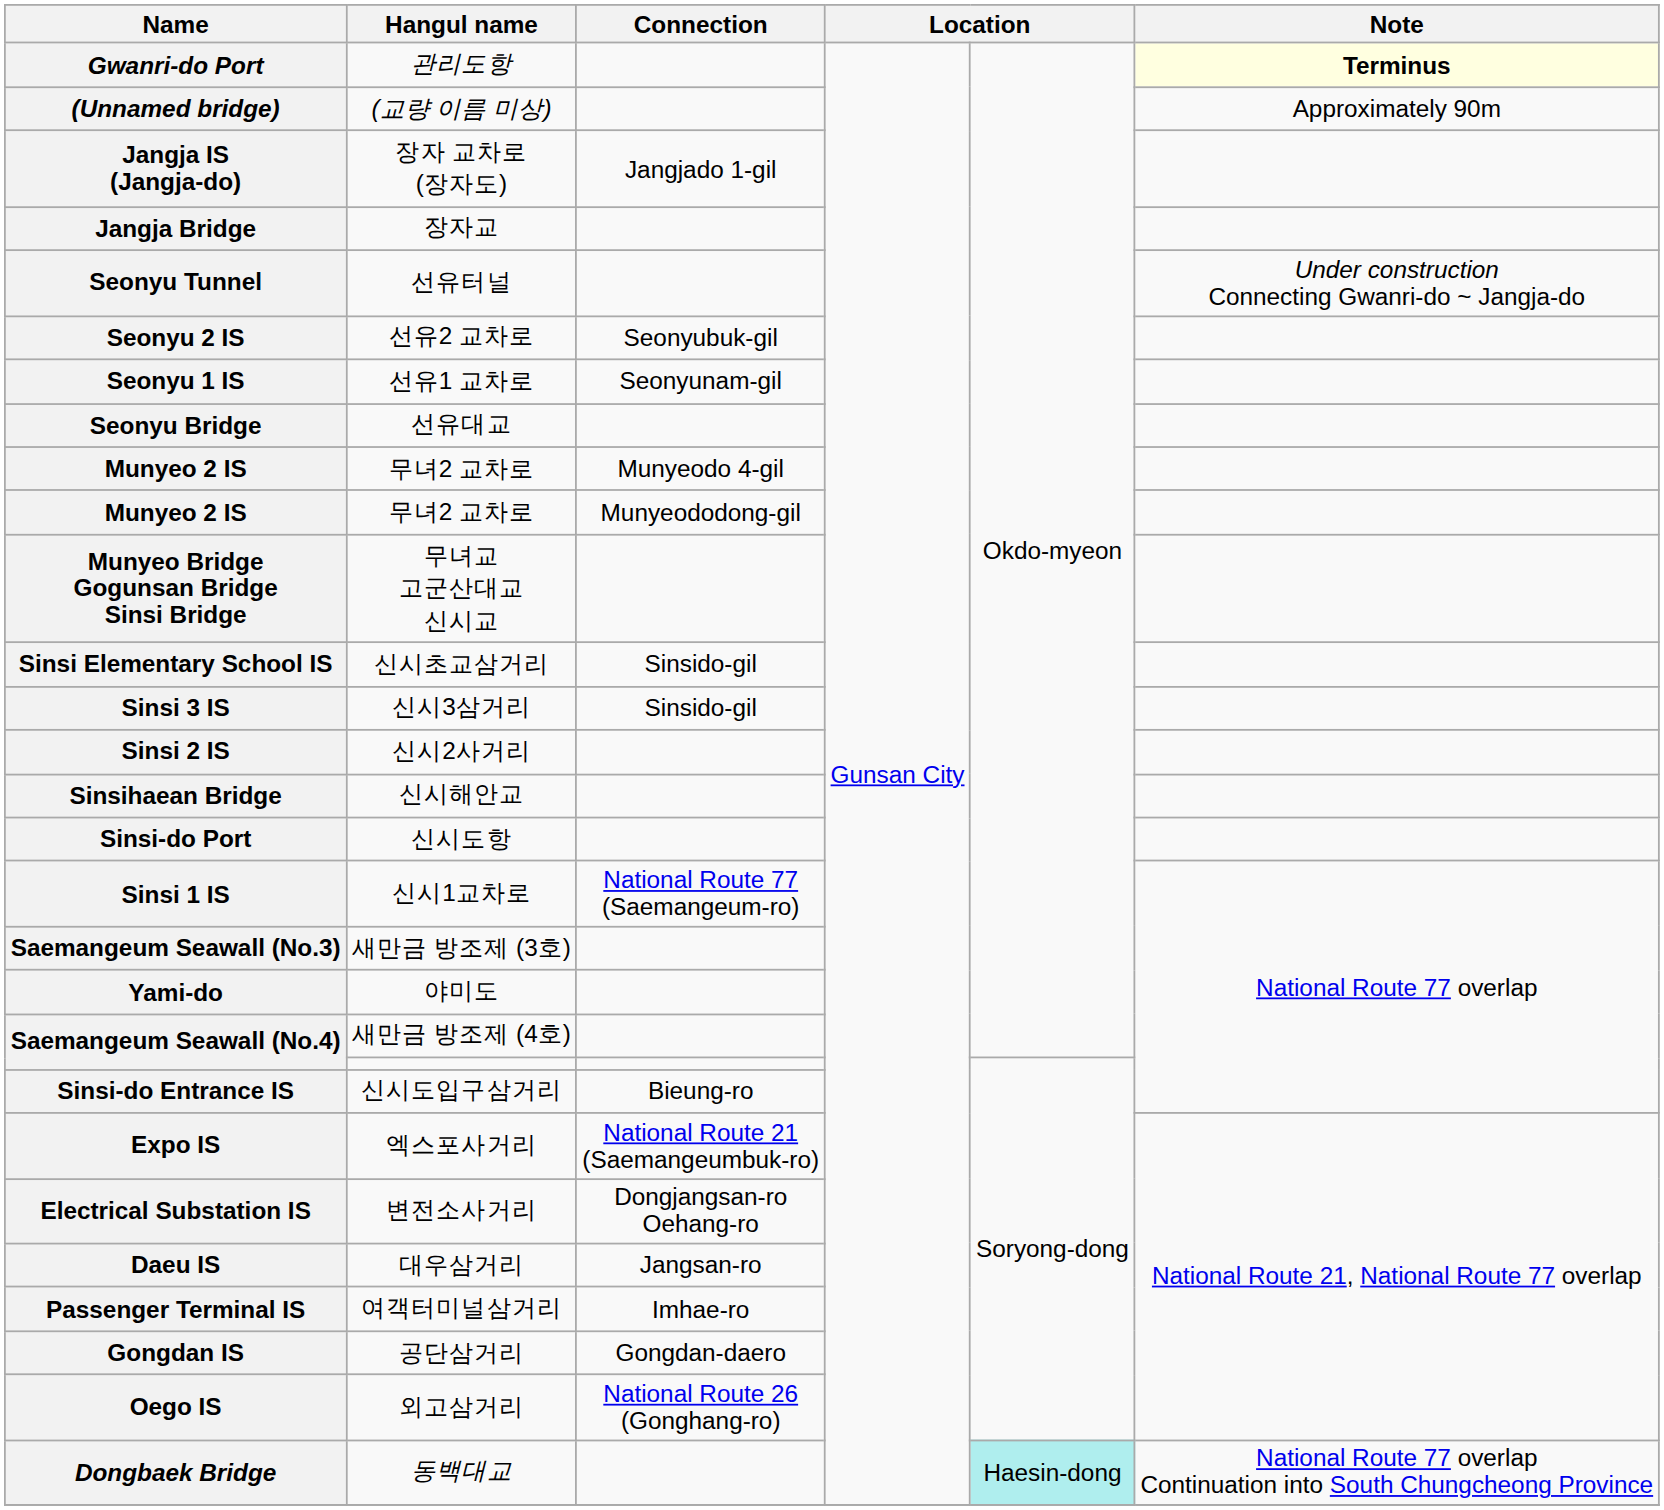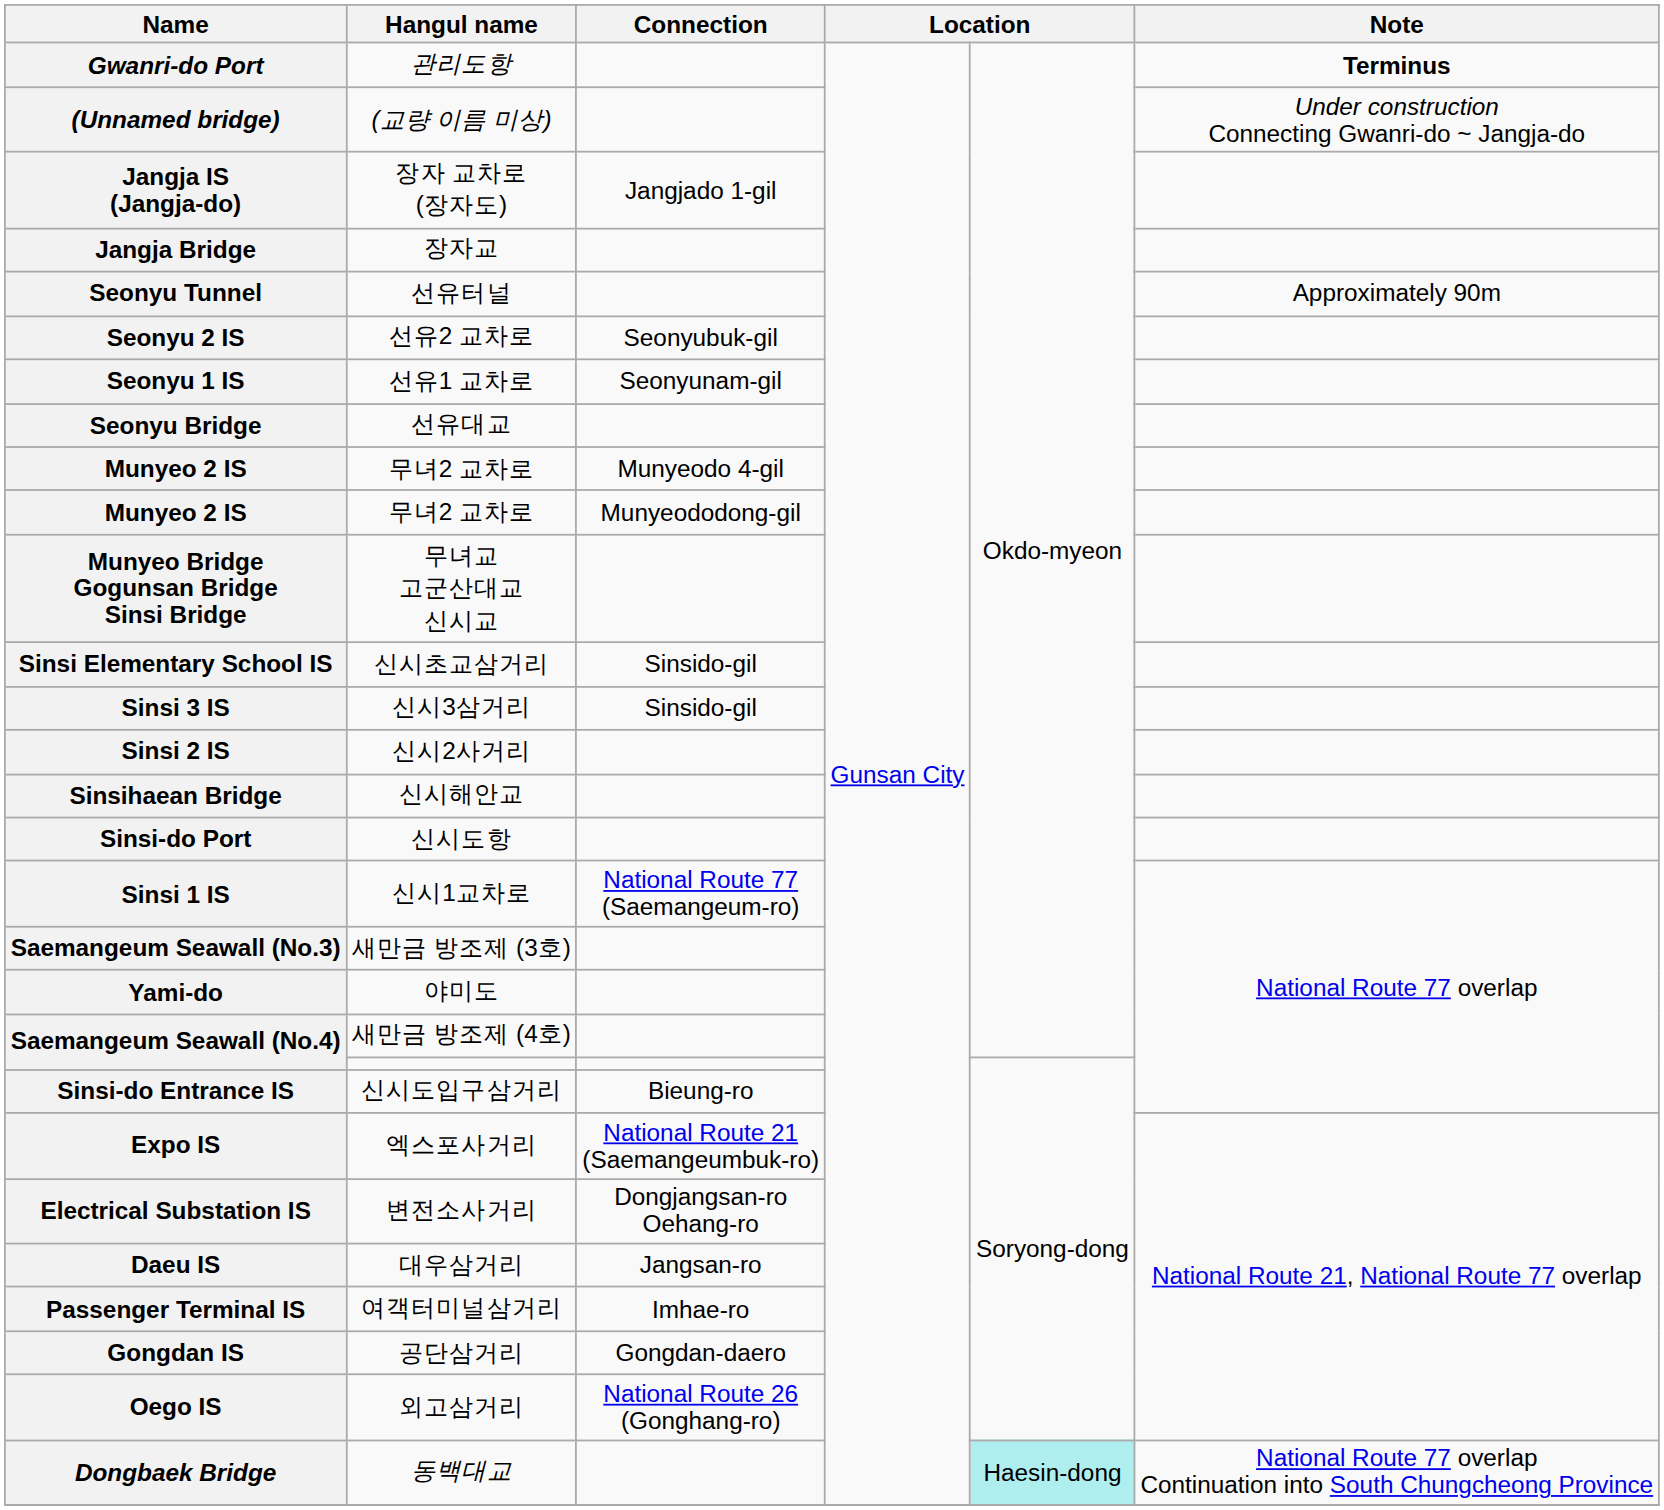(1397, 65) lightyellow background -> (1397, 65) no background
(1397, 108) Approximately 90m -> (1397, 119) Under construction Connecting Gwanri-do ~ Jangja-do
(1397, 283) Under construction Connecting Gwanri-do ~ Jangja-do -> (1397, 293) Approximately 90m
